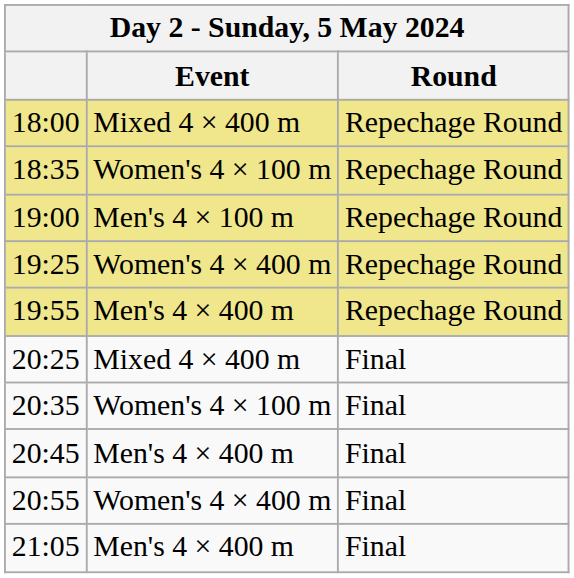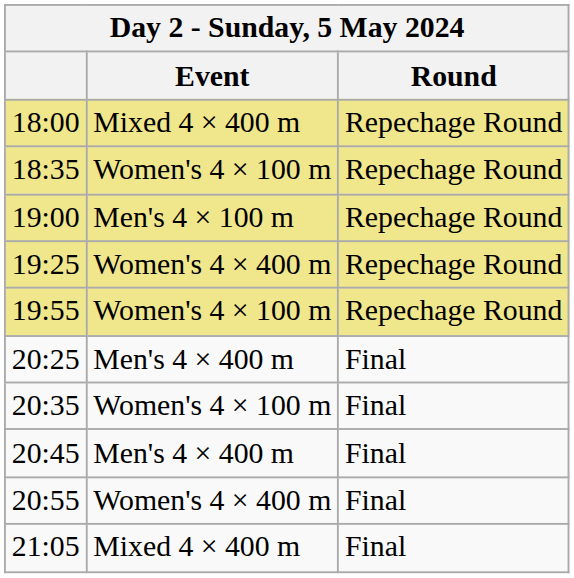(194, 311) Men's 4 × 400 m -> (212, 311) Women's 4 × 100 m
(197, 358) Mixed 4 × 400 m -> (194, 358) Men's 4 × 400 m
(194, 547) Men's 4 × 400 m -> (197, 547) Mixed 4 × 400 m
